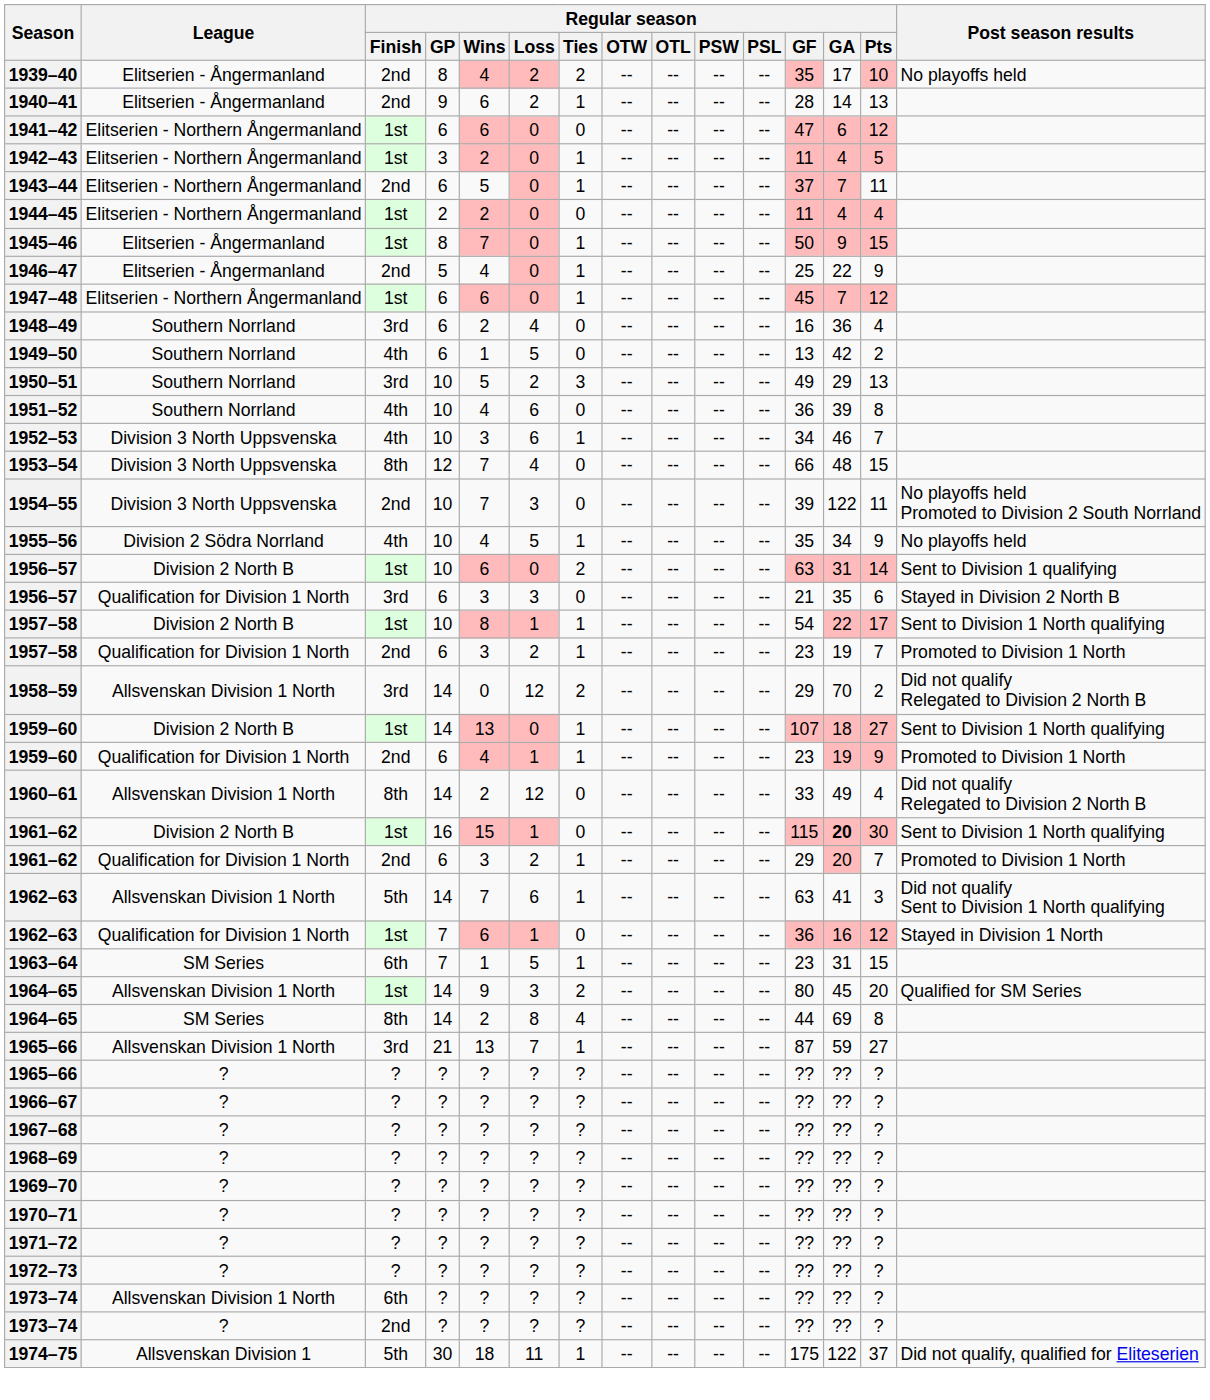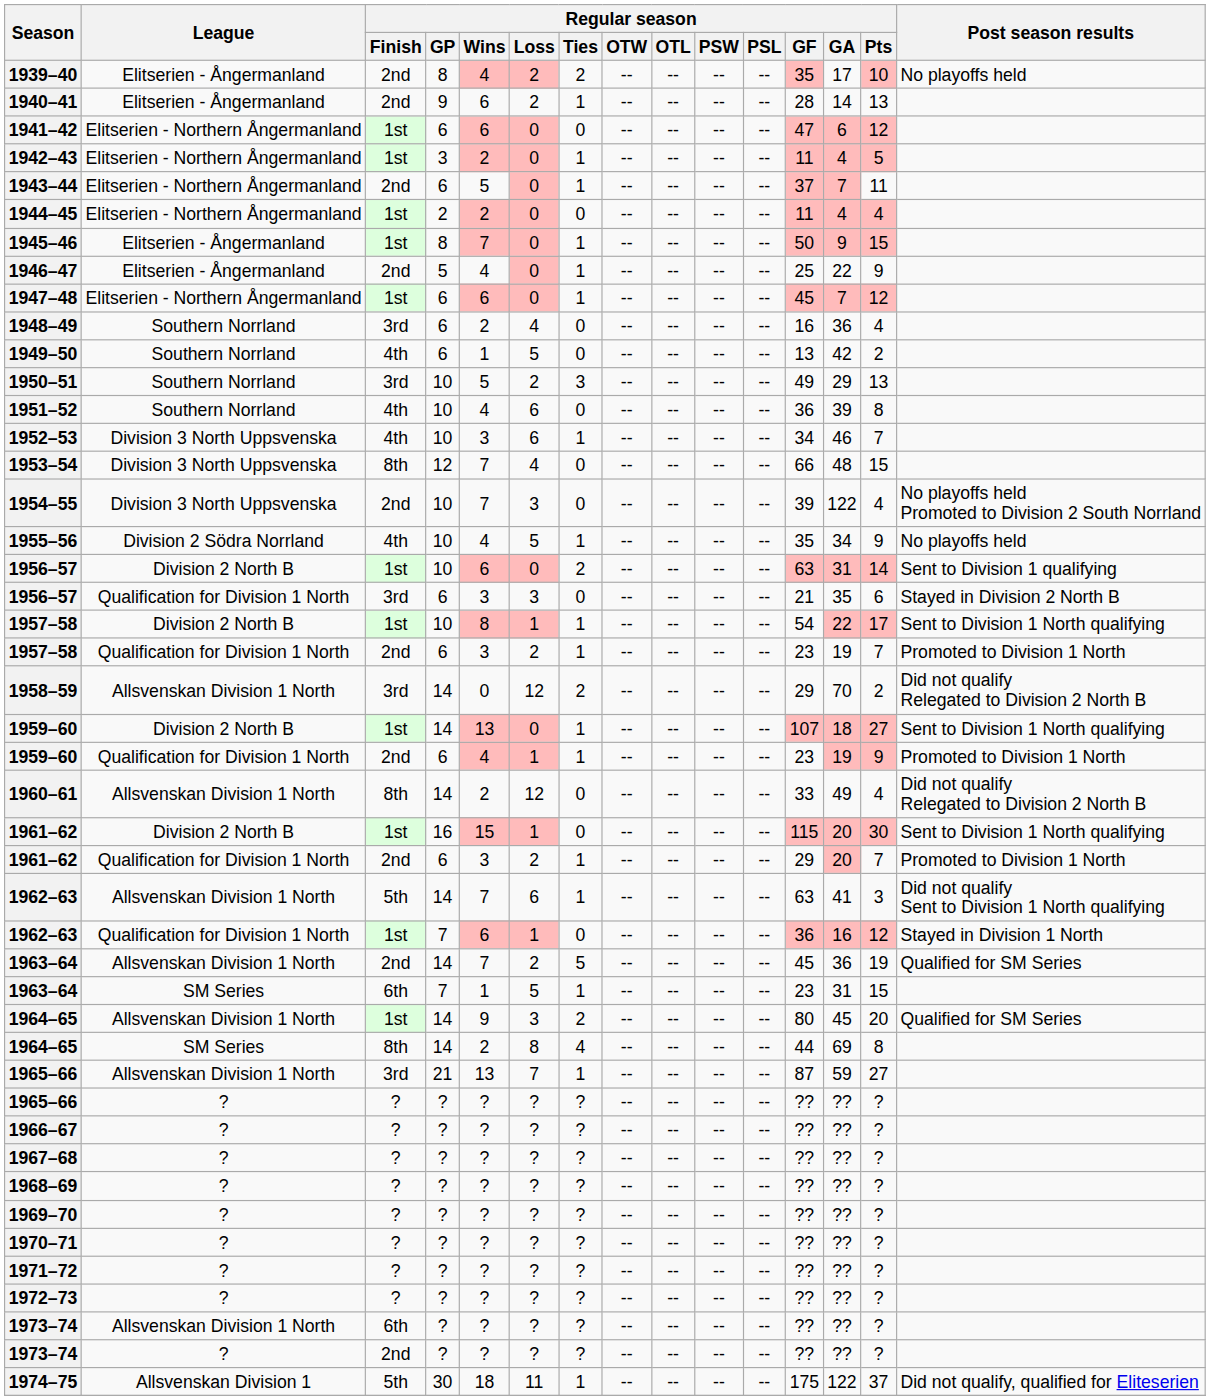(879, 503) 11 -> (879, 503) 4
(842, 832) bold -> (842, 832) normal
+ row: (43, 963)
